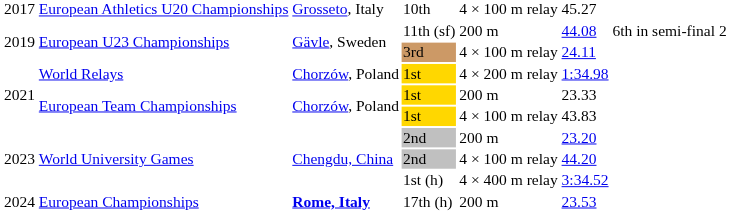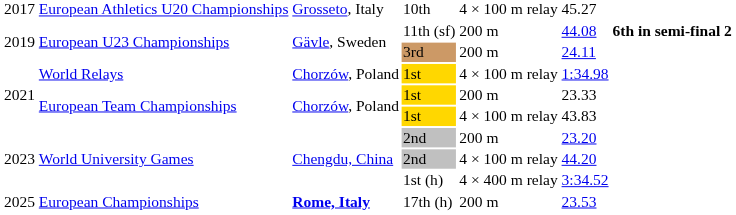(670, 30) normal -> (672, 30) bold
(508, 52) 4 × 100 m relay -> (479, 52) 200 m
(508, 73) 4 × 200 m relay -> (508, 73) 4 × 100 m relay
(19, 201) 2024 -> (19, 201) 2025
